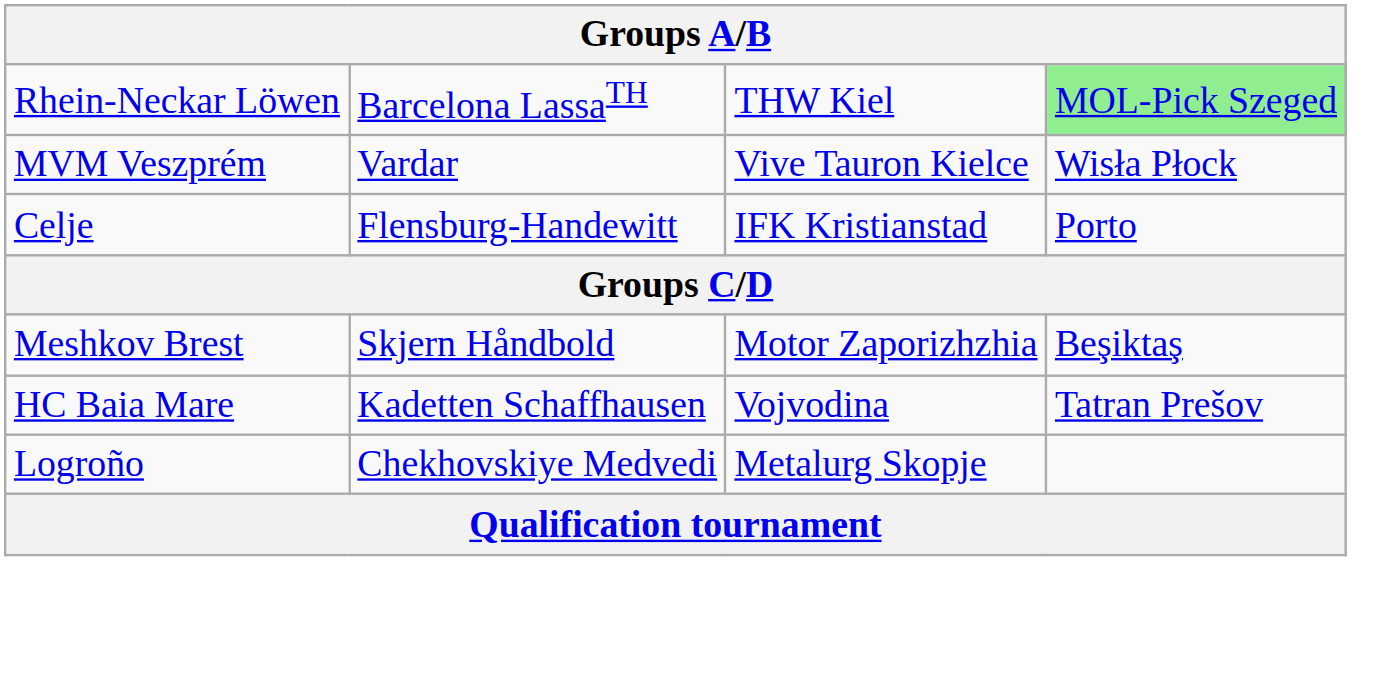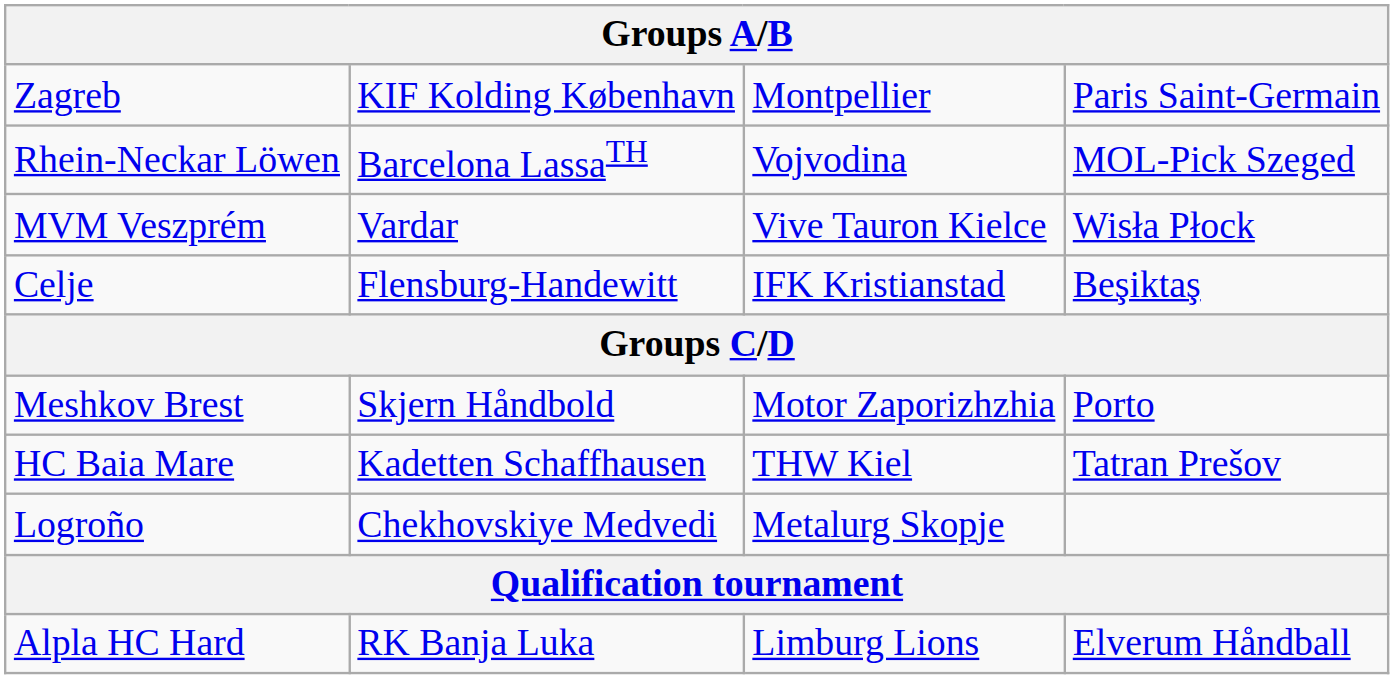+ row: (67, 94)
(814, 99) THW Kiel -> (830, 159) Vojvodina
(1196, 99) lightgreen background -> (1214, 159) no background
(1096, 224) Porto -> (1137, 284) Beşiktaş
(1119, 344) Beşiktaş -> (1114, 403) Porto
(812, 403) Vojvodina -> (832, 463) THW Kiel
+ row: (129, 643)
